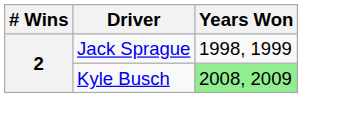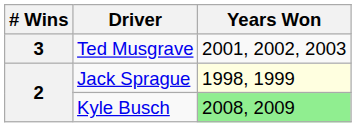+ row: (135, 49)
(245, 49) no background -> (248, 78) lightyellow background
